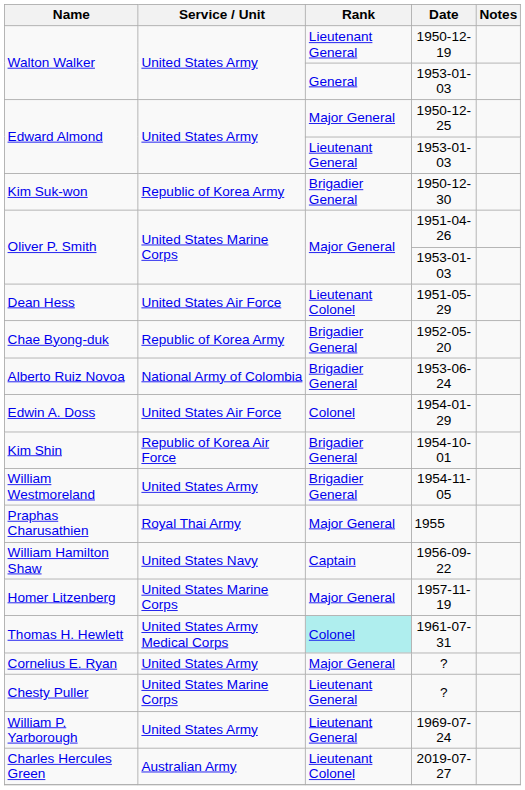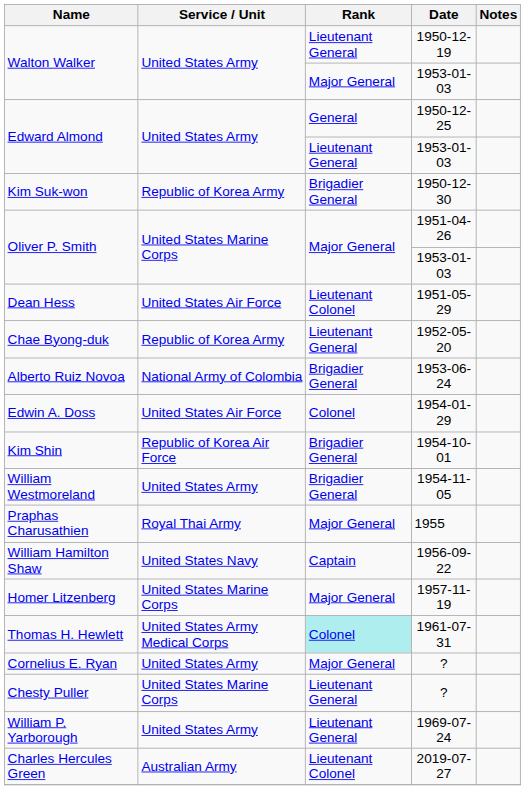(333, 81) General -> (352, 81) Major General
(352, 118) Major General -> (333, 118) General
(336, 339) Brigadier General -> (341, 339) Lieutenant General
